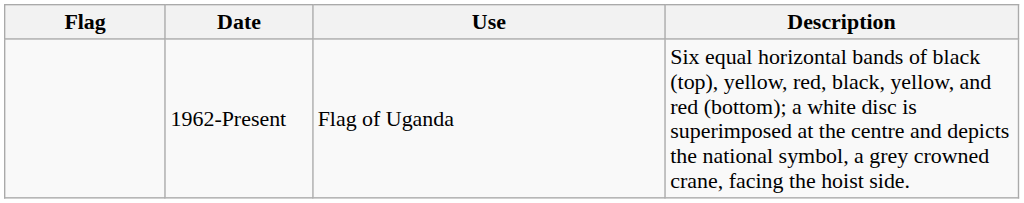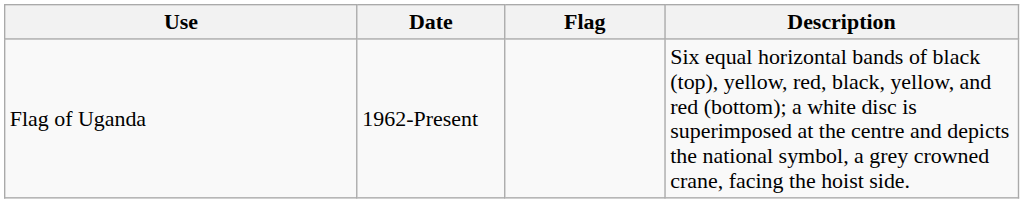columns swapped: (85, 21) <-> (489, 21)
